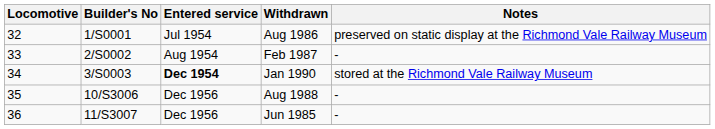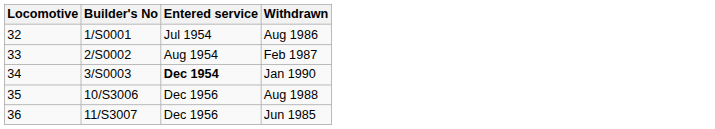- column: (521, 14)
